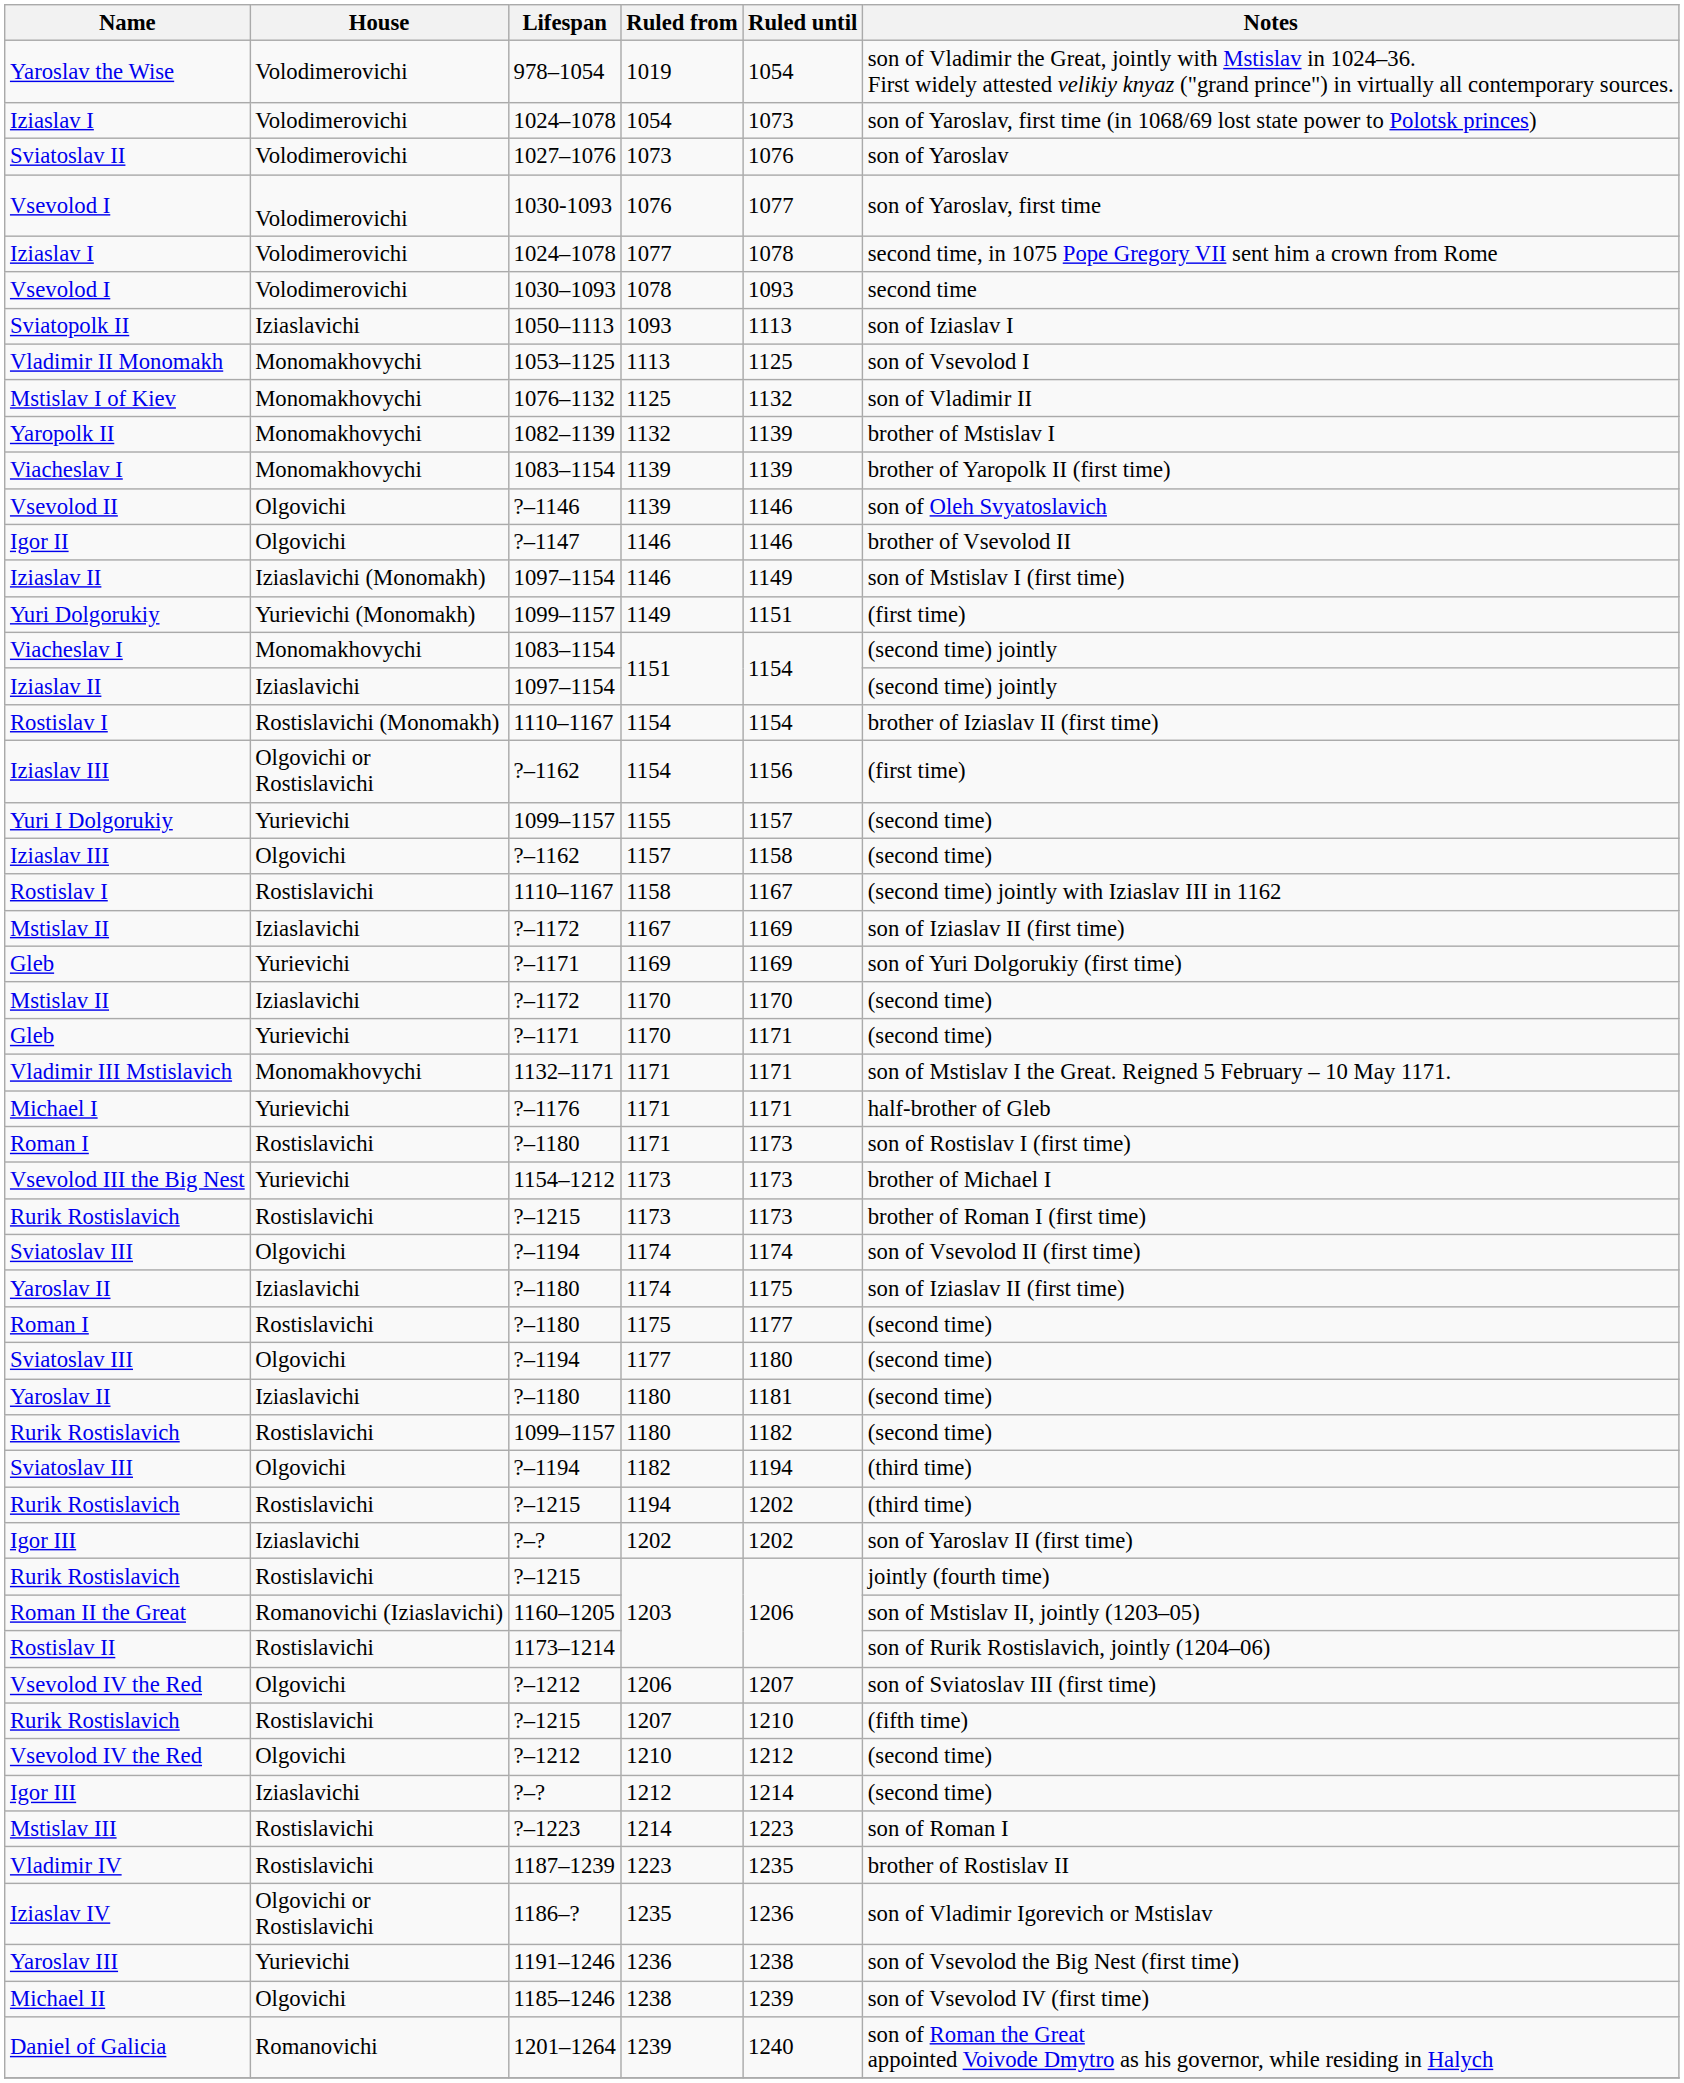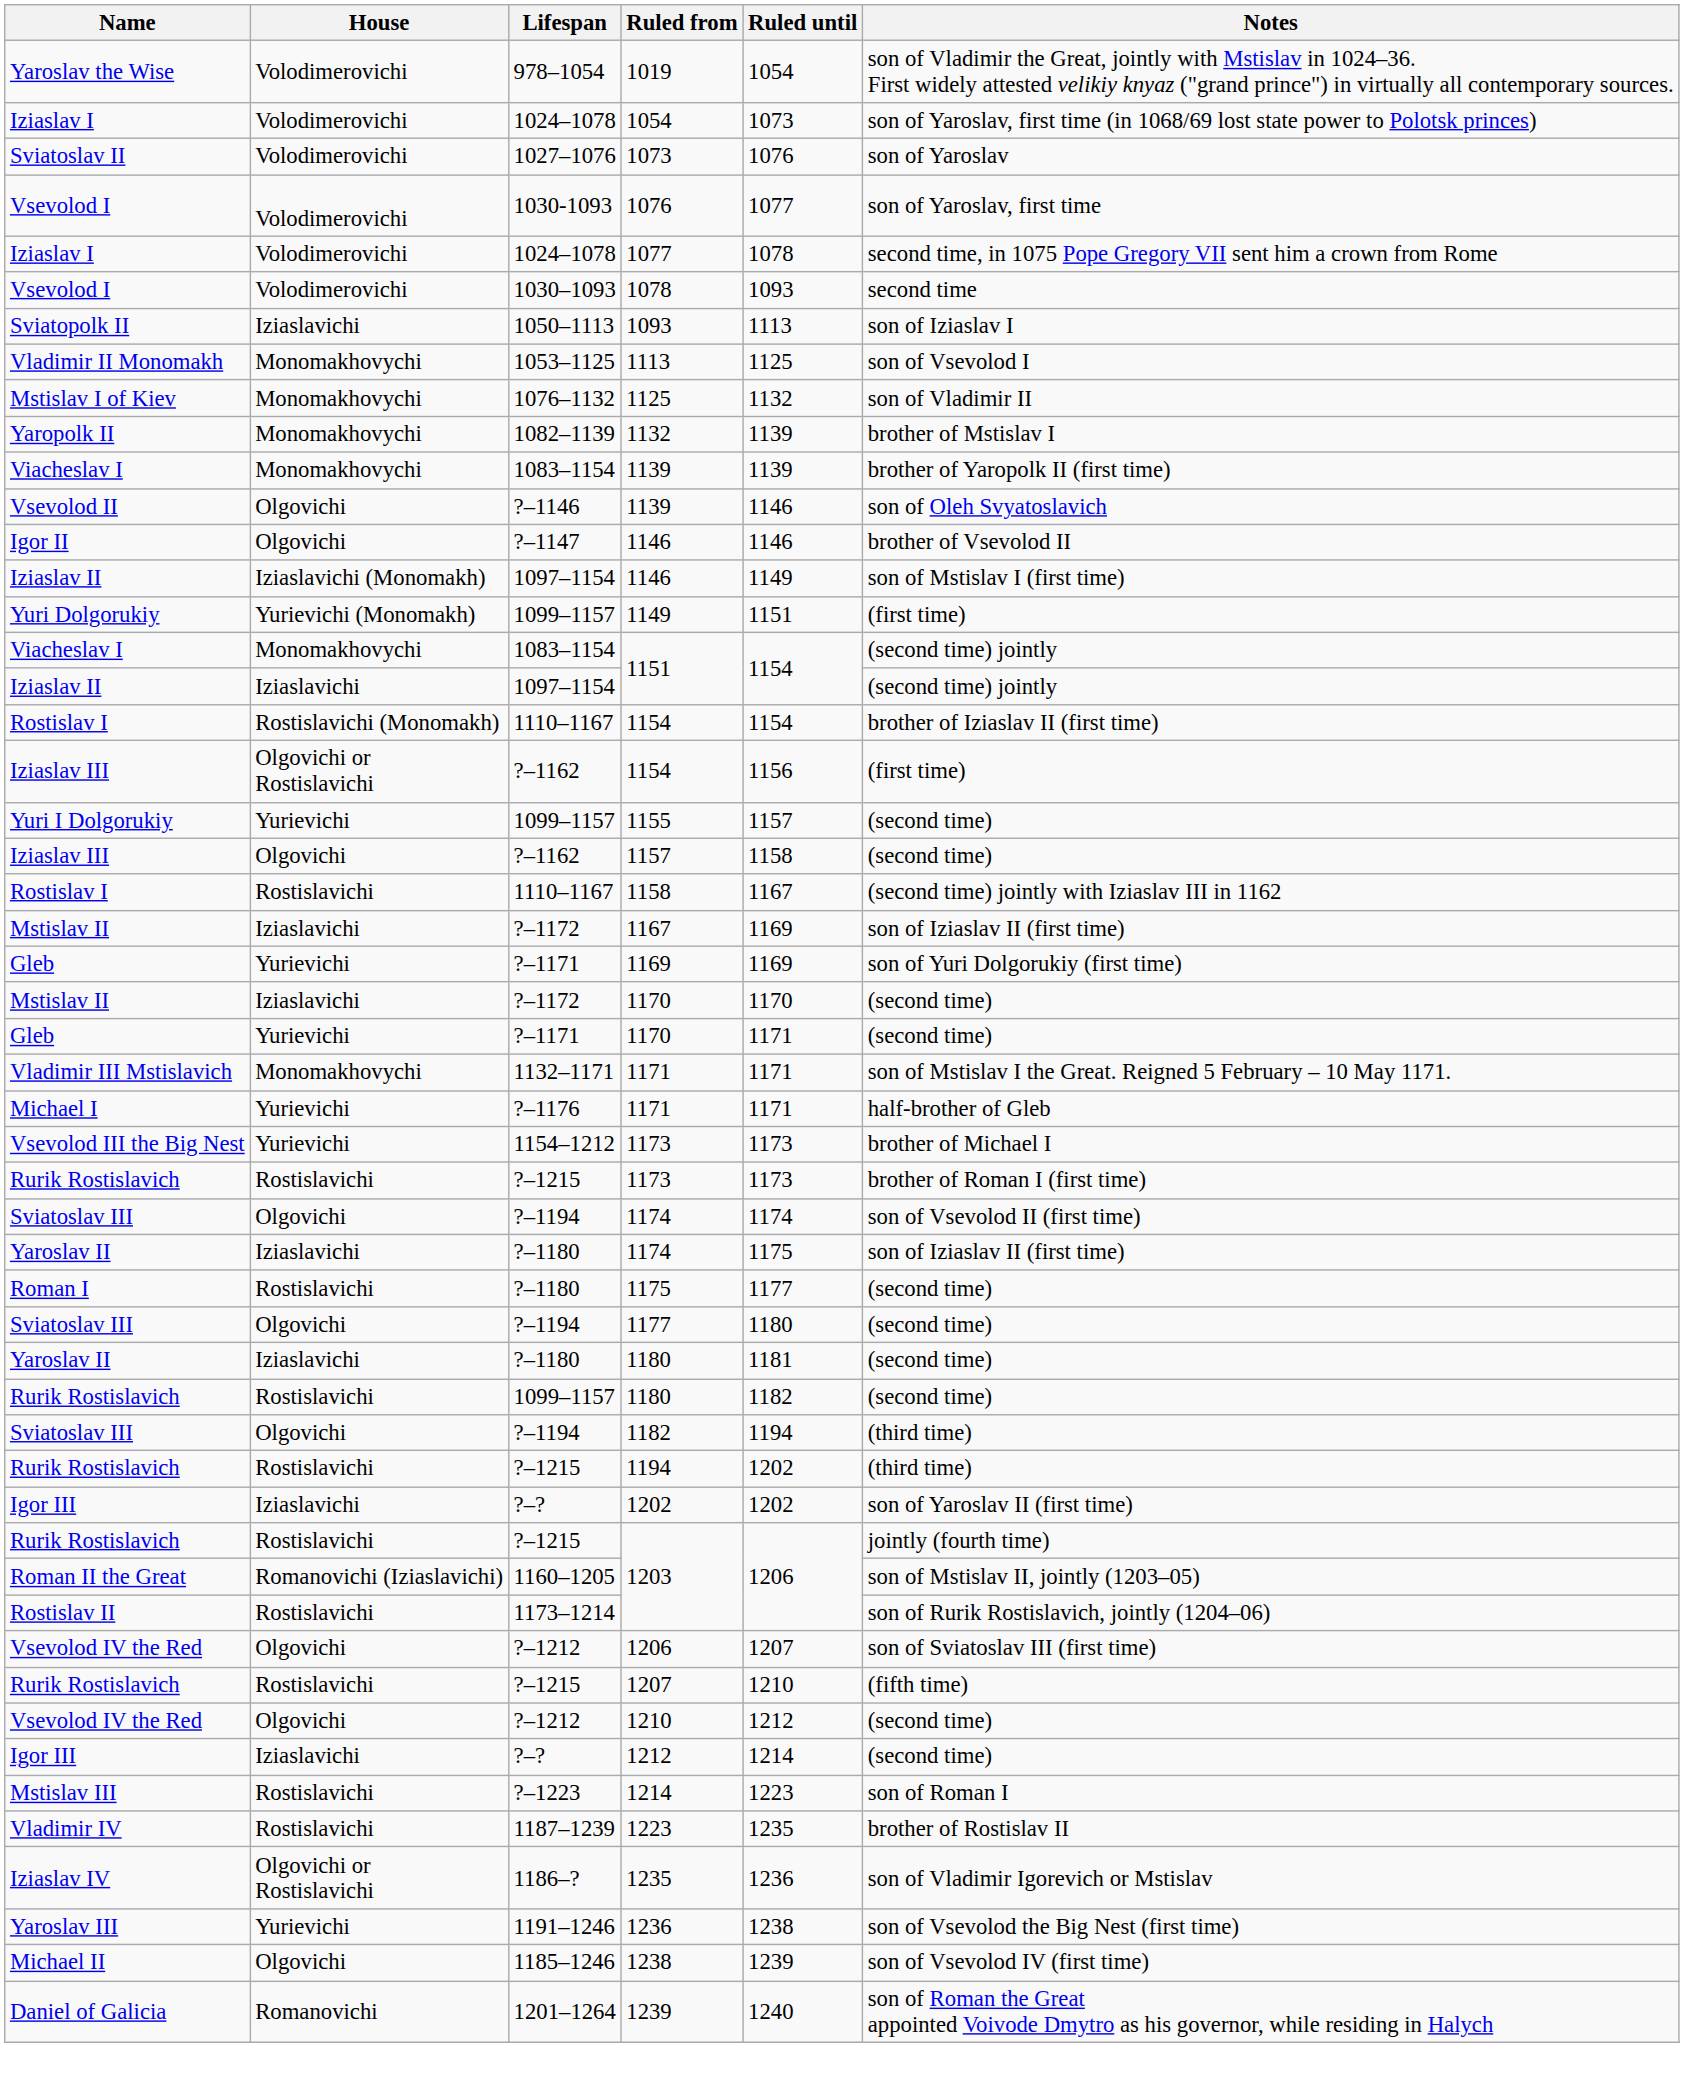- row: (49, 1144)
